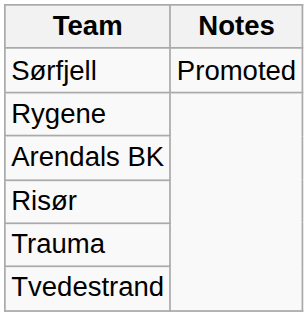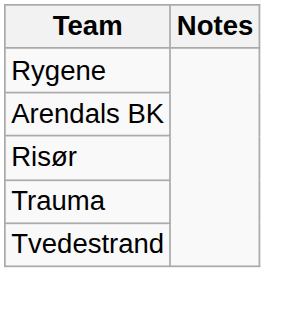- row: (54, 69)
